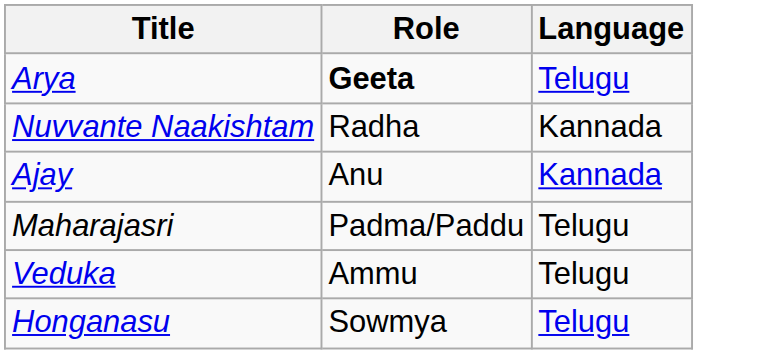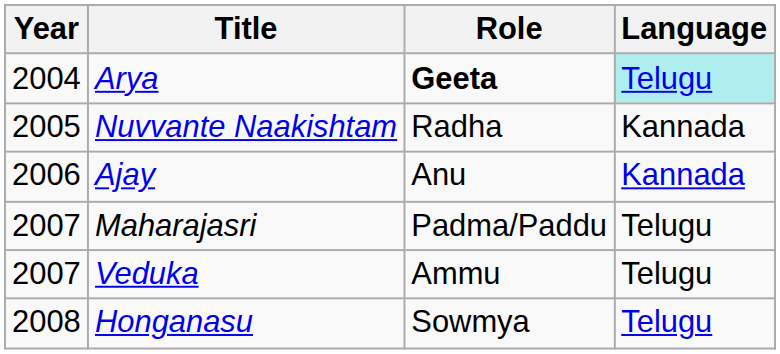+ column: (46, 28)
(584, 77) no background -> (667, 77) paleturquoise background
